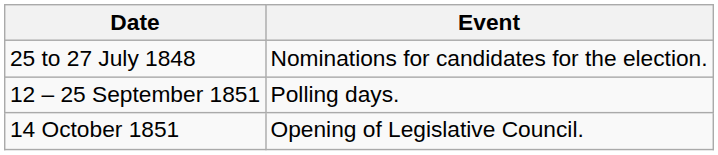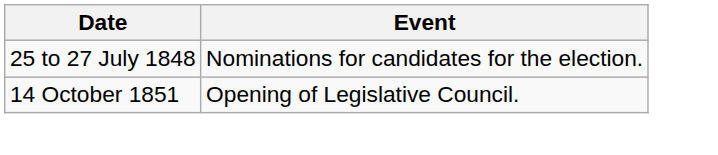- row: (135, 94)
